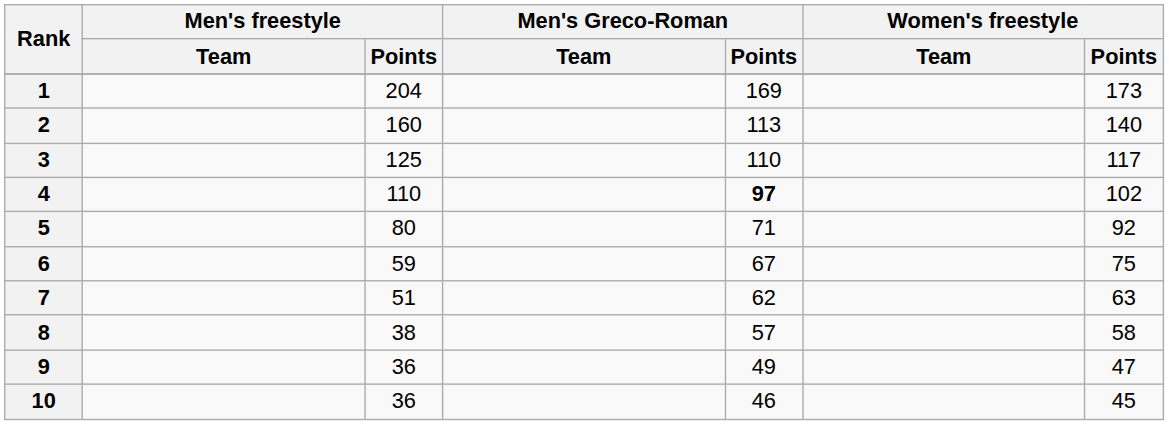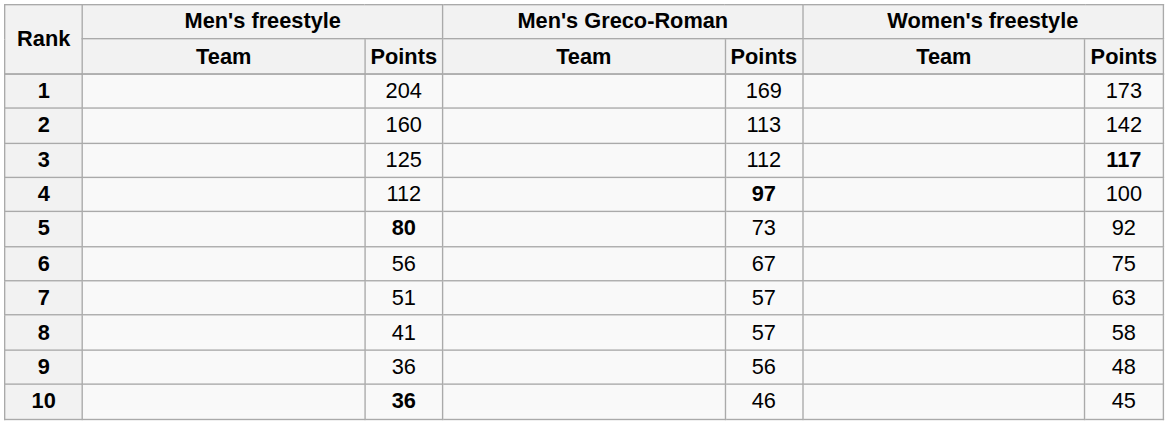(1124, 125) 140 -> (1124, 125) 142
(764, 159) 110 -> (764, 159) 112
(1124, 159) normal -> (1124, 159) bold
(404, 194) 110 -> (404, 194) 112
(1124, 194) 102 -> (1124, 194) 100
(404, 228) normal -> (404, 228) bold
(764, 228) 71 -> (764, 228) 73
(404, 263) 59 -> (404, 263) 56
(764, 297) 62 -> (764, 297) 57
(404, 332) 38 -> (404, 332) 41
(764, 366) 49 -> (764, 366) 56
(1124, 366) 47 -> (1124, 366) 48
(404, 401) normal -> (404, 401) bold
